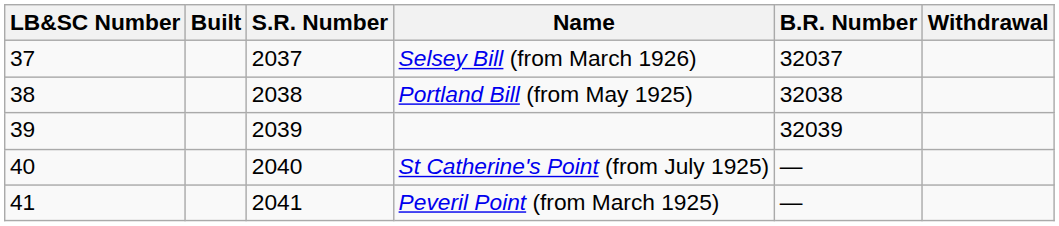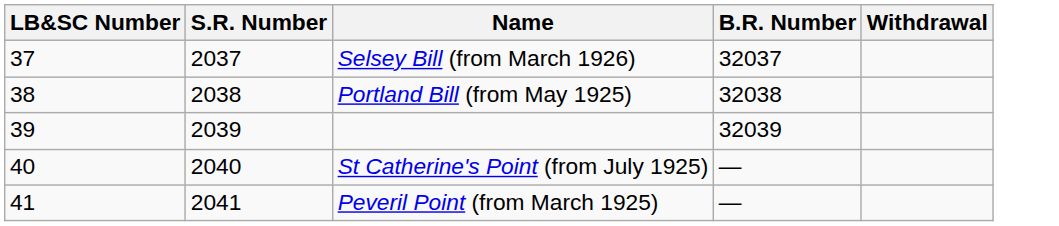- column: (216, 22)
